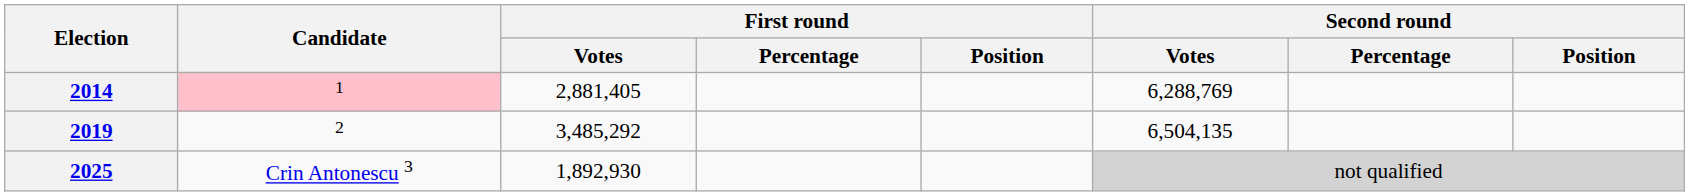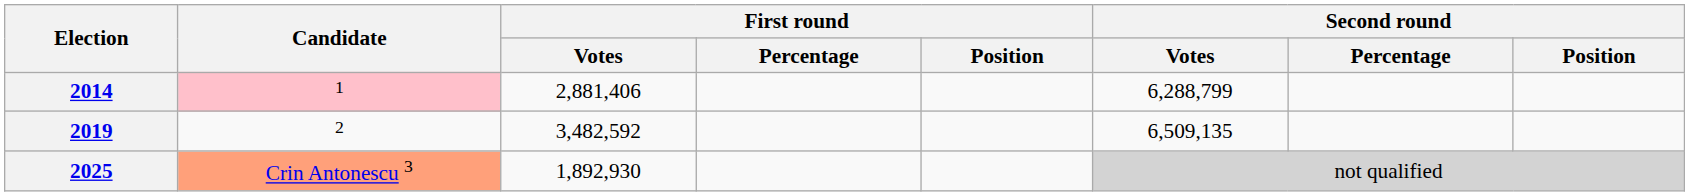(598, 91) 2,881,405 -> (598, 91) 2,881,406
(1190, 91) 6,288,769 -> (1190, 91) 6,288,799
(598, 131) 3,485,292 -> (598, 131) 3,482,592
(1190, 131) 6,504,135 -> (1190, 131) 6,509,135
(339, 170) no background -> (339, 170) lightsalmon background
